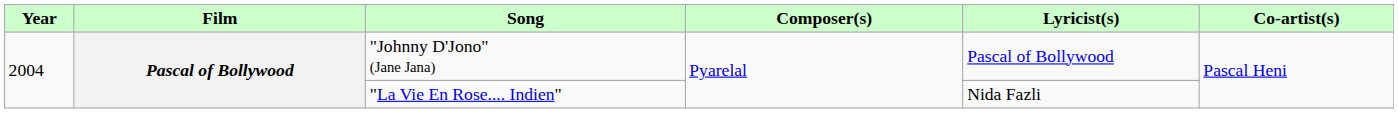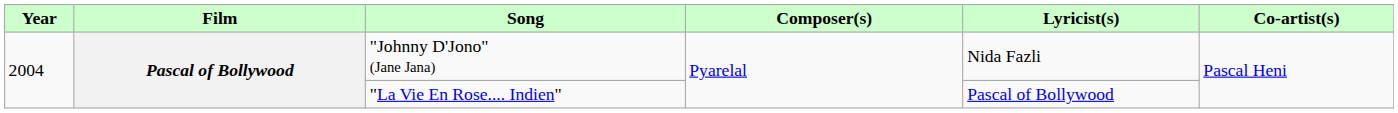(1041, 56) Pascal of Bollywood -> (1004, 56) Nida Fazli
(1004, 94) Nida Fazli -> (1041, 94) Pascal of Bollywood
